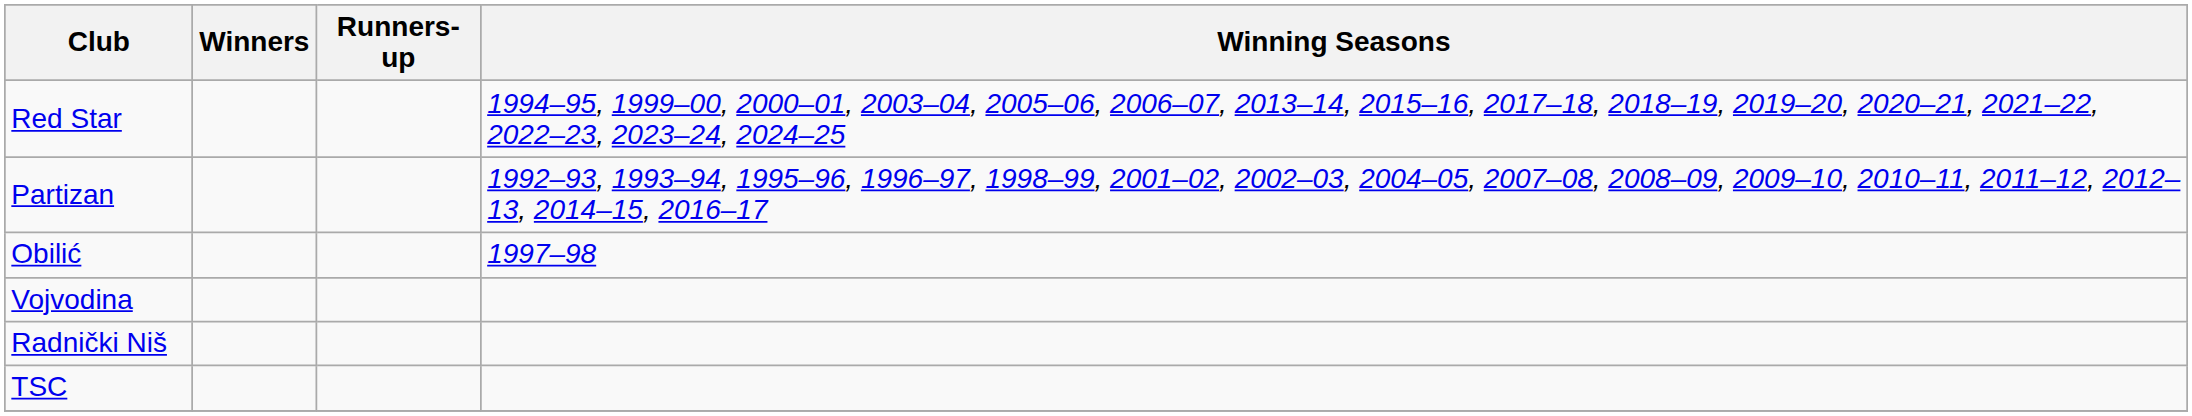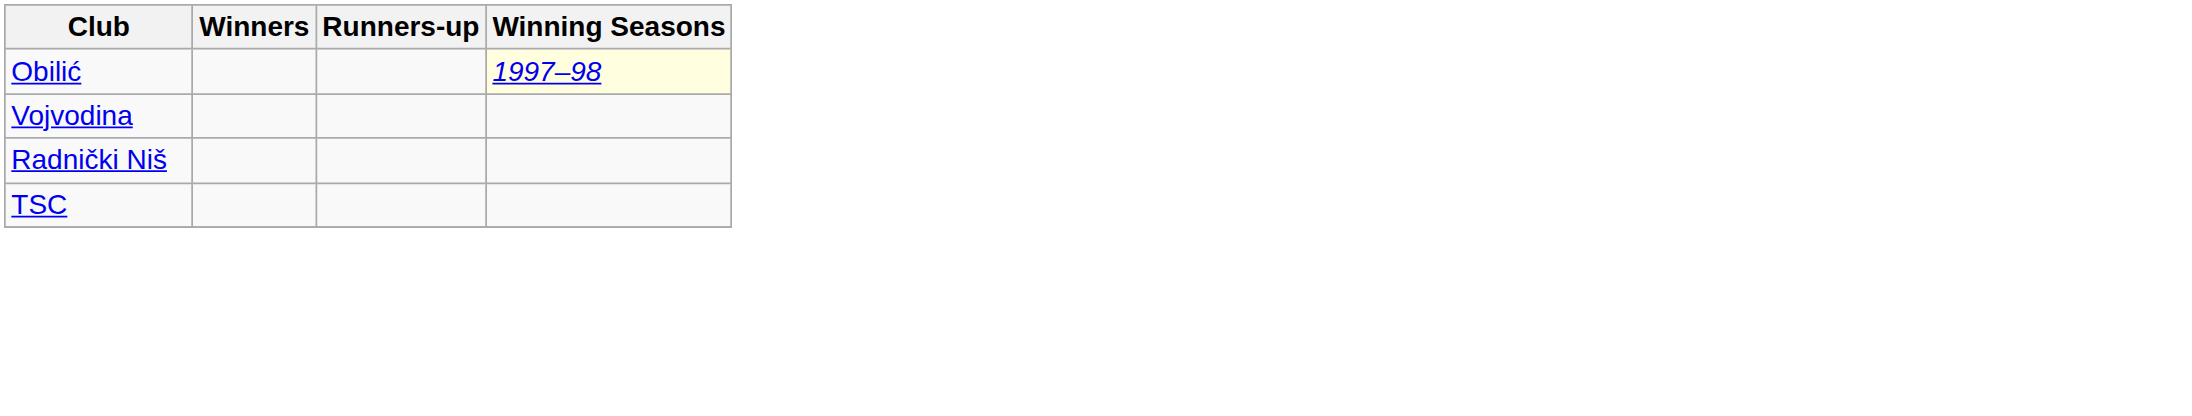- row: (67, 118)
- row: (63, 194)
(542, 254) no background -> (547, 71) lightyellow background
